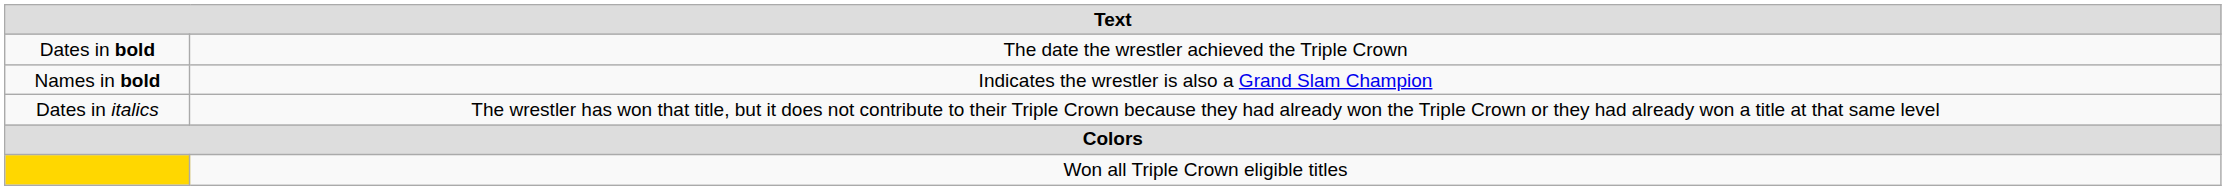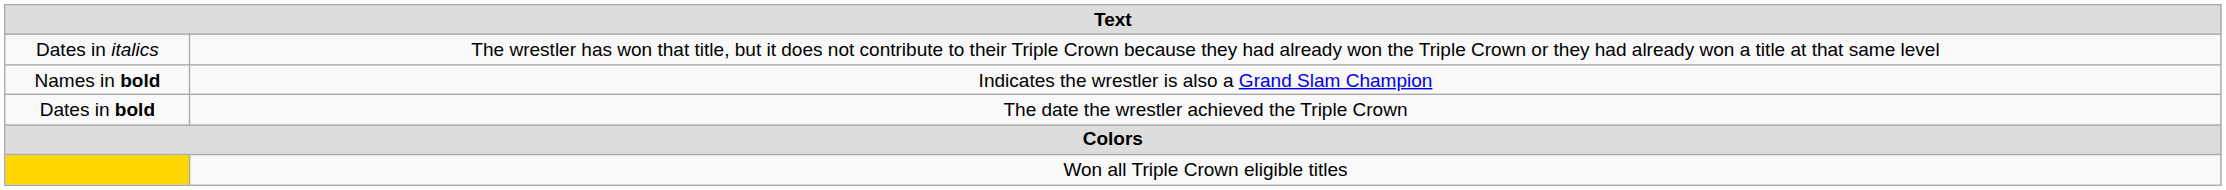rows swapped: (97, 49) <-> (97, 109)
